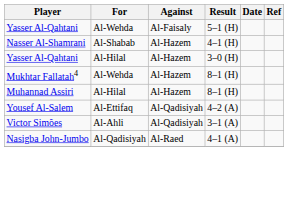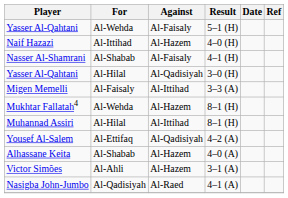+ row: (30, 43)
(171, 43) Al-Hazem -> (171, 58) Al-Faisaly
(171, 58) Al-Hazem -> (177, 74) Al-Qadisiyah
+ row: (37, 89)
(171, 92) Al-Hazem -> (170, 123) Al-Ittihad
+ row: (38, 154)
(177, 123) Al-Qadisiyah -> (171, 169) Al-Hazem
